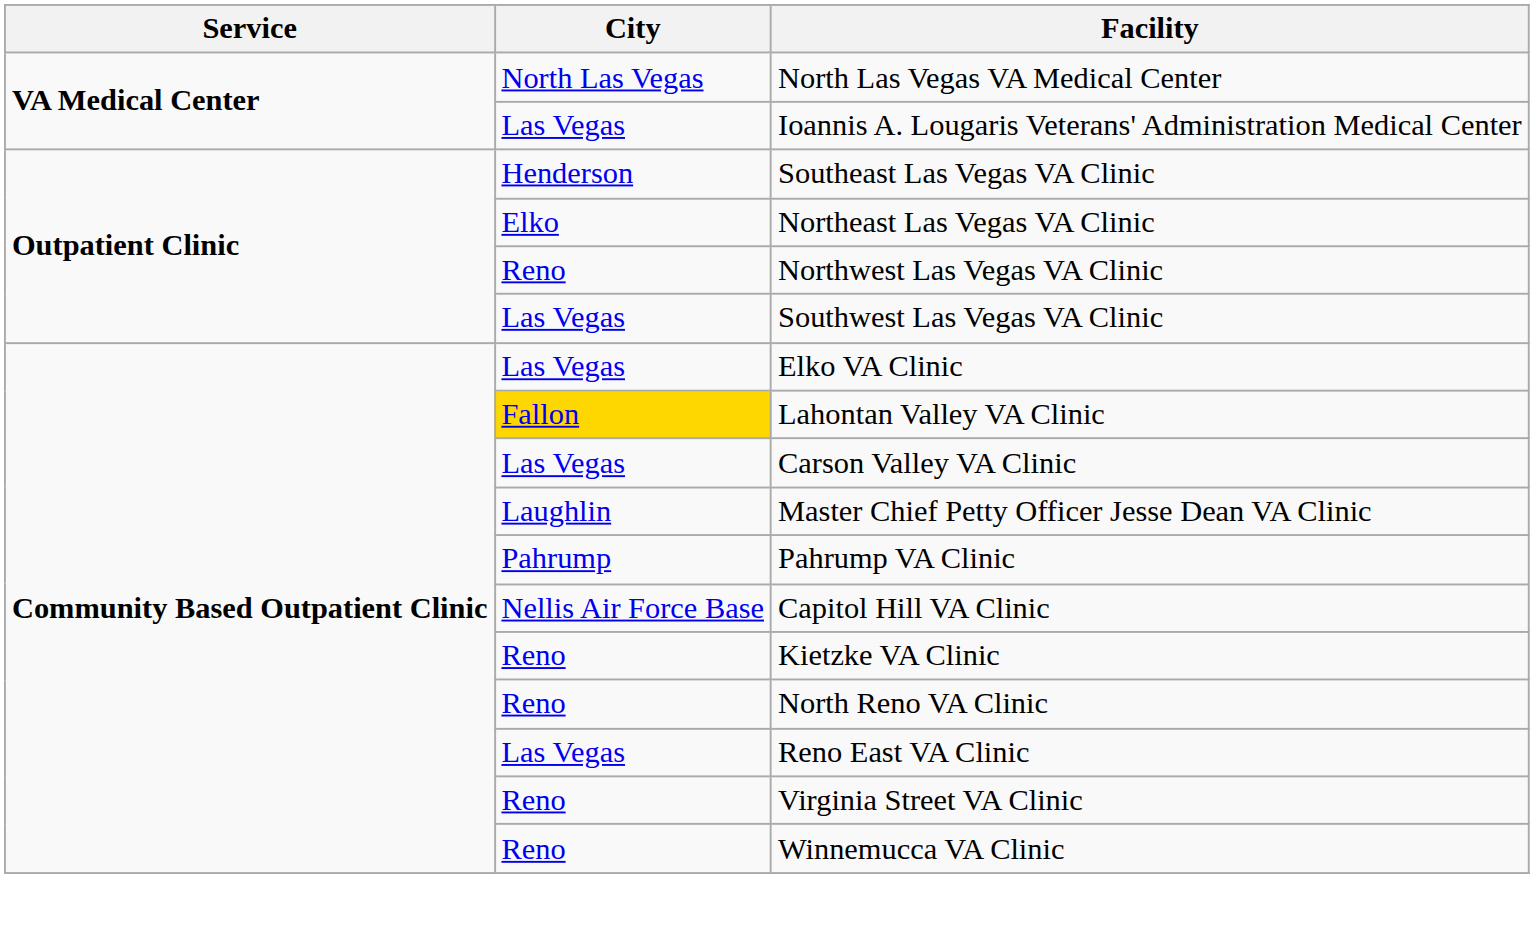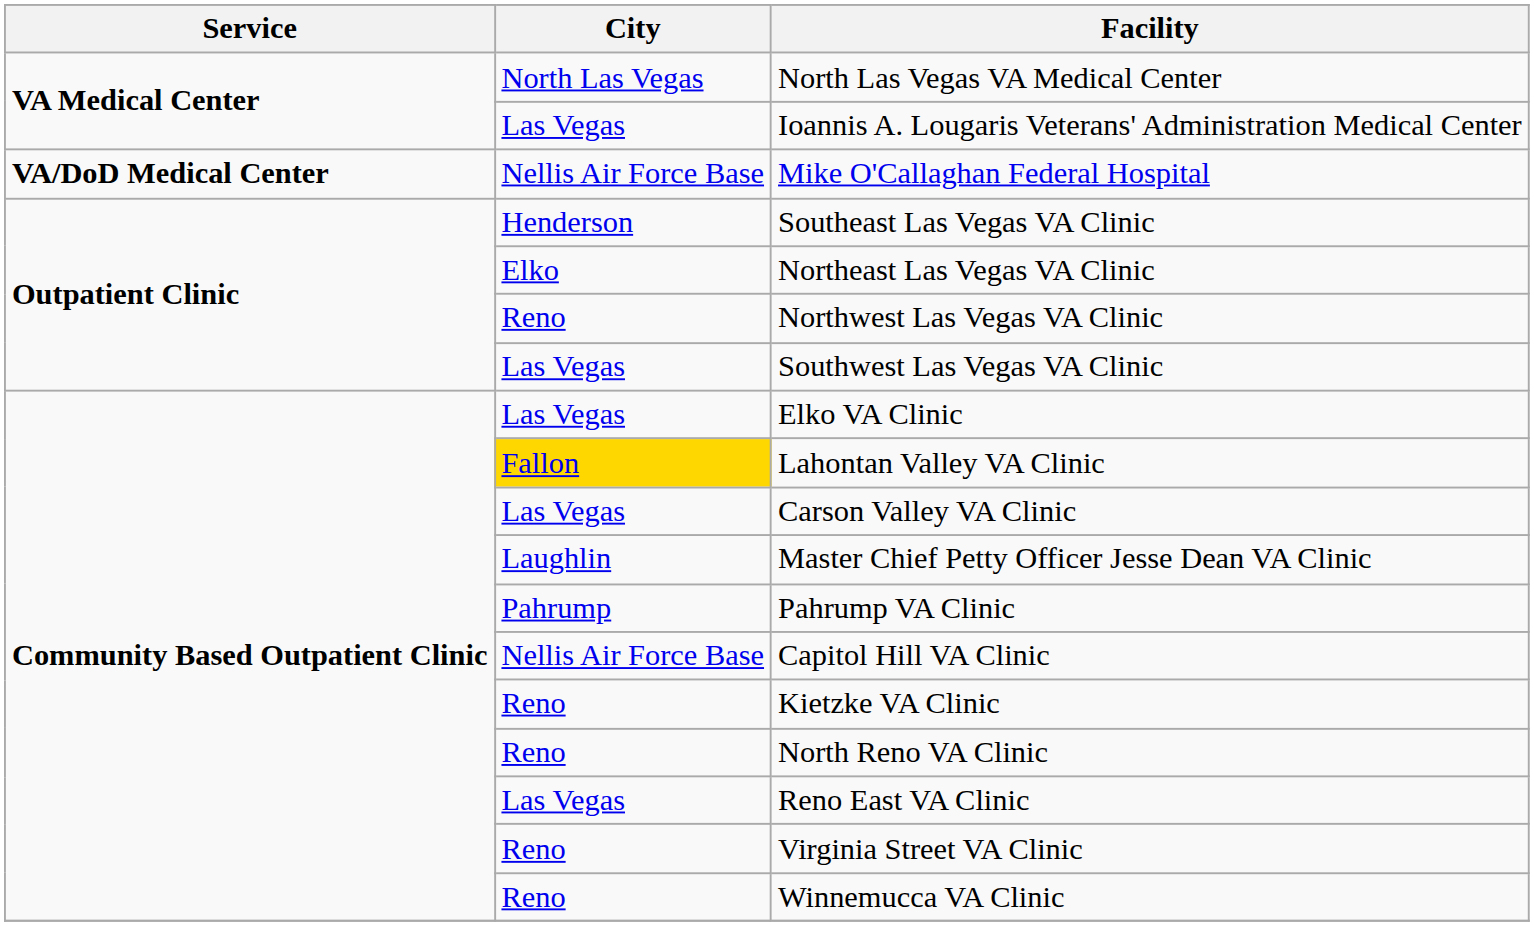+ row: (994, 173)
